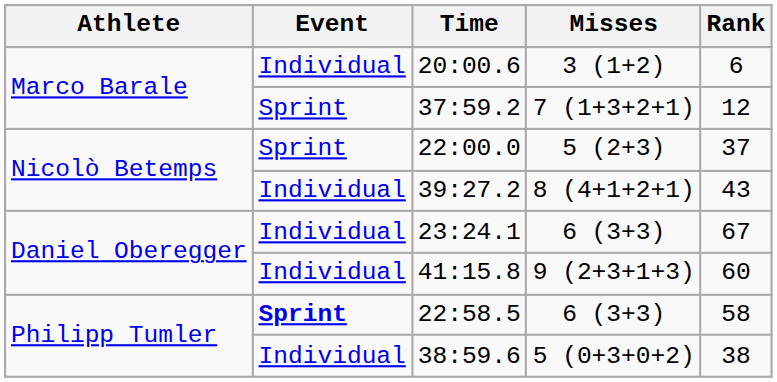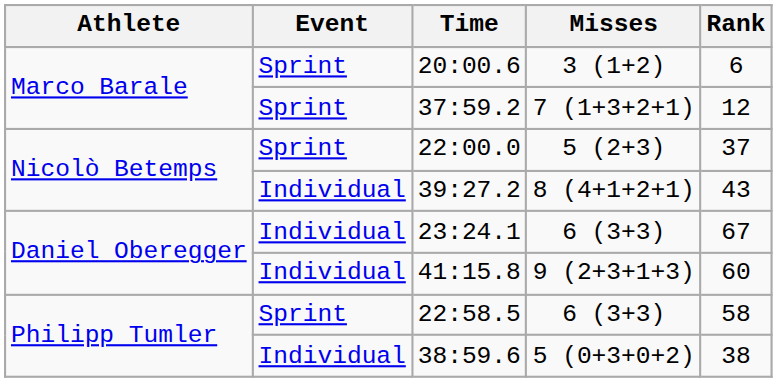(332, 67) Individual -> (303, 67) Sprint
(303, 314) bold -> (303, 314) normal
